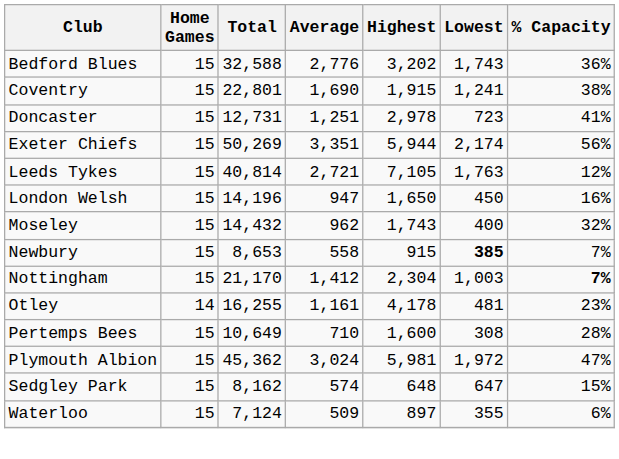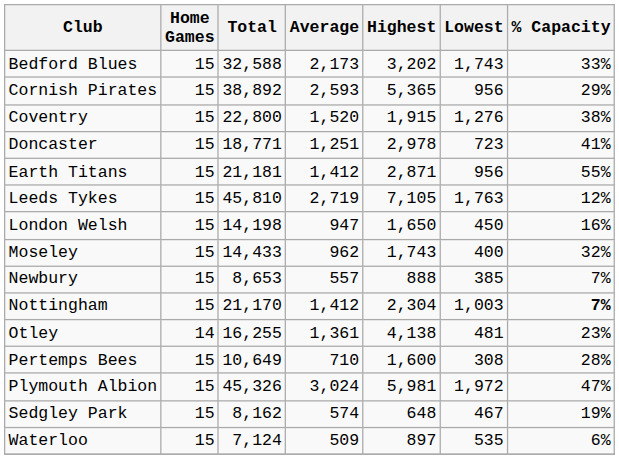(334, 64) 2,776 -> (334, 64) 2,173
(596, 64) 36% -> (596, 64) 33%
+ row: (83, 91)
(252, 91) 22,801 -> (252, 118) 22,800
(334, 91) 1,690 -> (334, 118) 1,520
(479, 91) 1,241 -> (479, 118) 1,276
(252, 118) 12,731 -> (252, 145) 18,771
+ row: (68, 172)
- row: (73, 145)
(252, 172) 40,814 -> (252, 199) 45,810
(334, 172) 2,721 -> (334, 199) 2,719
(252, 199) 14,196 -> (252, 225) 14,198
(252, 225) 14,432 -> (252, 252) 14,433
(344, 252) 558 -> (344, 279) 557
(421, 252) 915 -> (421, 279) 888
(489, 252) bold -> (489, 279) normal
(334, 306) 1,161 -> (334, 333) 1,361
(412, 306) 4,178 -> (412, 333) 4,138
(252, 360) 45,362 -> (252, 387) 45,326
(489, 387) 647 -> (489, 414) 467
(596, 387) 15% -> (596, 414) 19%
(489, 414) 355 -> (489, 441) 535
